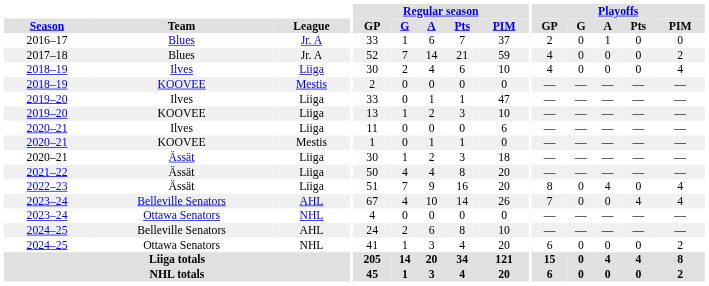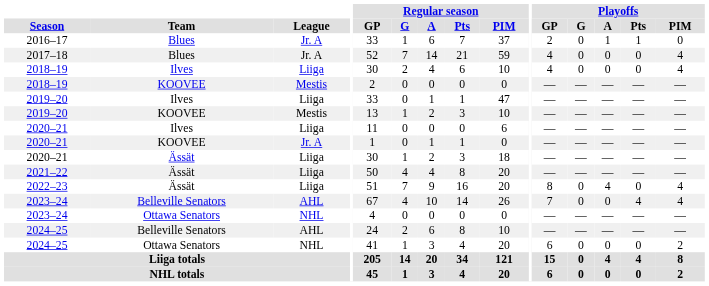(638, 40) 0 -> (638, 40) 1
(680, 55) 2 -> (680, 55) 4
(312, 113) Liiga -> (312, 113) Mestis
(312, 142) Mestis -> (312, 142) Jr. A
